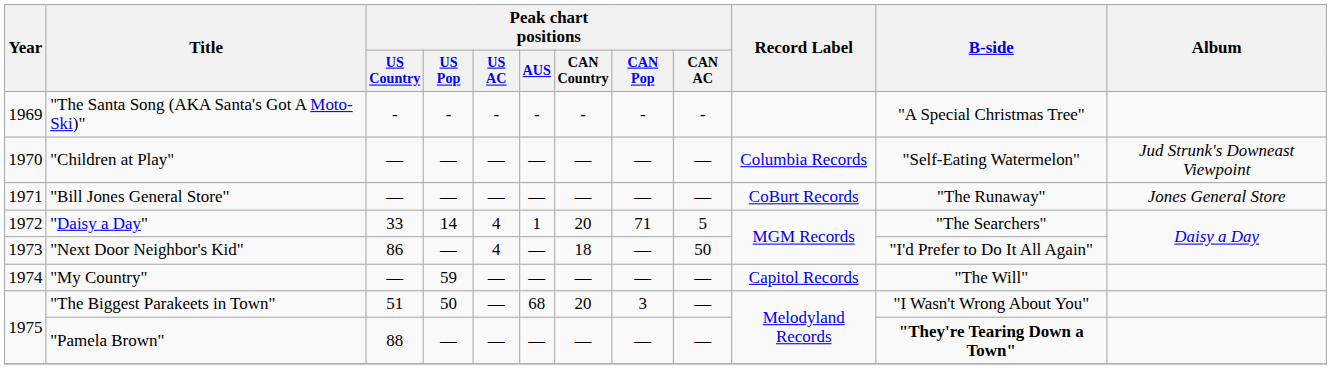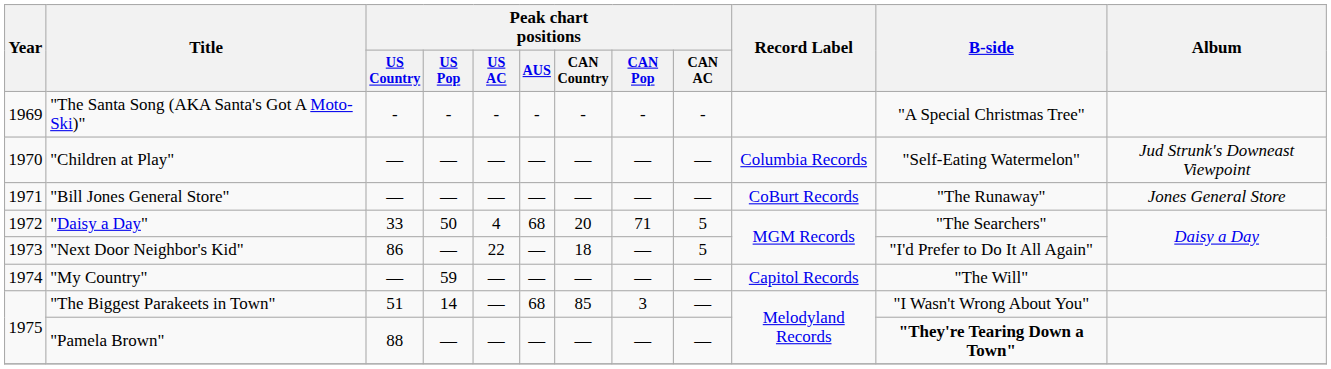(449, 223) 14 -> (449, 223) 50
(537, 223) 1 -> (537, 223) 68
(496, 250) 4 -> (496, 250) 22
(703, 250) 50 -> (703, 250) 5
(449, 304) 50 -> (449, 304) 14
(583, 304) 20 -> (583, 304) 85
